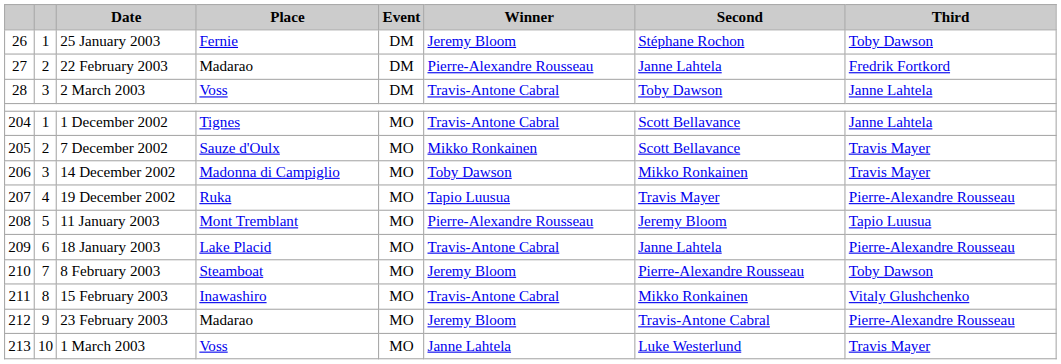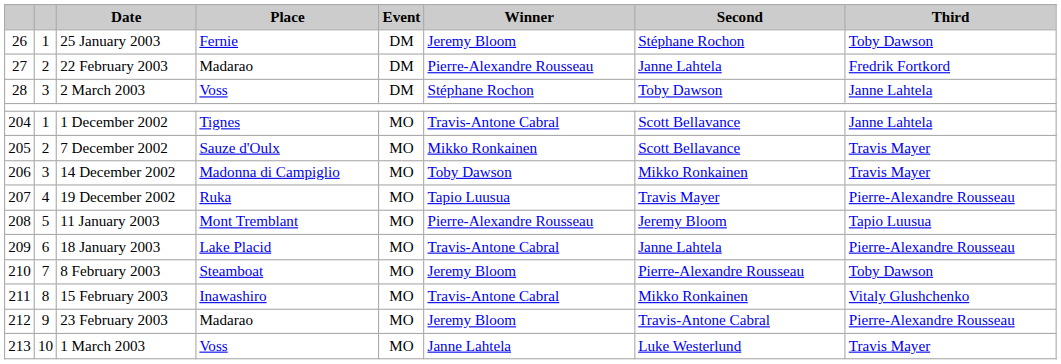(493, 90) Travis-Antone Cabral -> (481, 90) Stéphane Rochon
